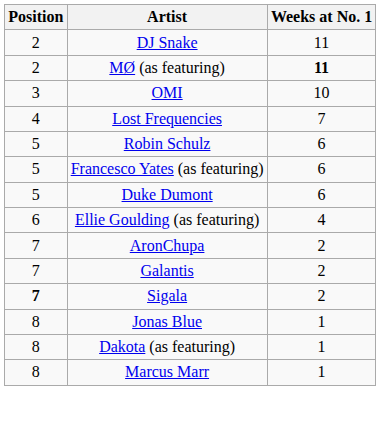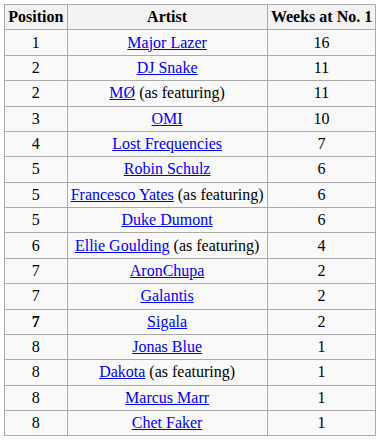+ row: (167, 42)
(322, 67) bold -> (322, 93) normal
+ row: (167, 423)
